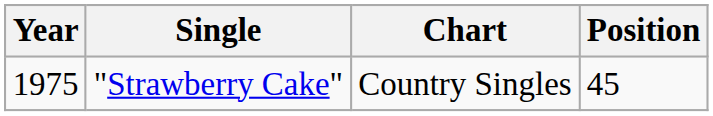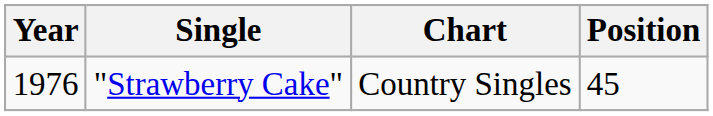(46, 82) 1975 -> (46, 82) 1976
